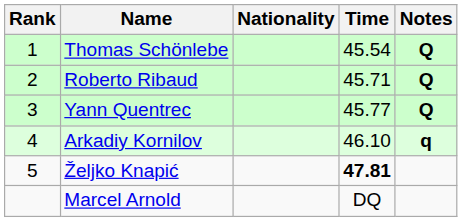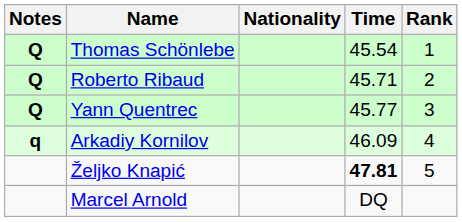columns swapped: (32, 19) <-> (426, 19)
(367, 140) 46.10 -> (373, 140) 46.09
